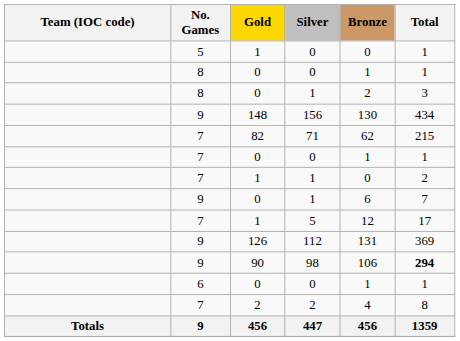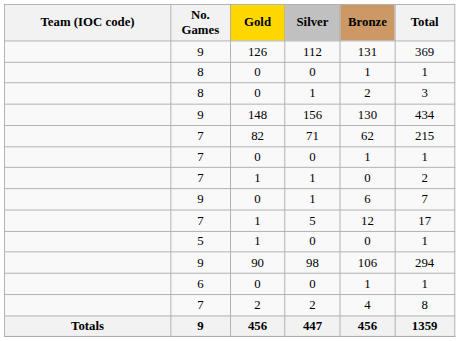rows swapped: (200, 241) <-> (200, 51)
(425, 262) bold -> (425, 262) normal
